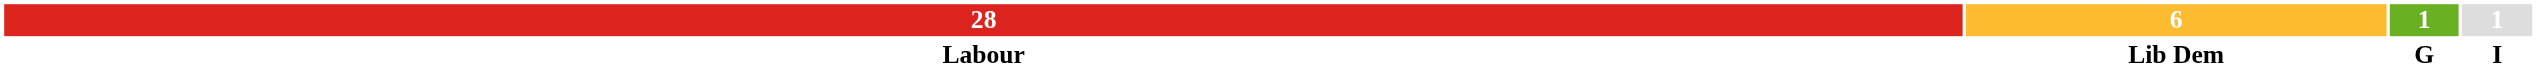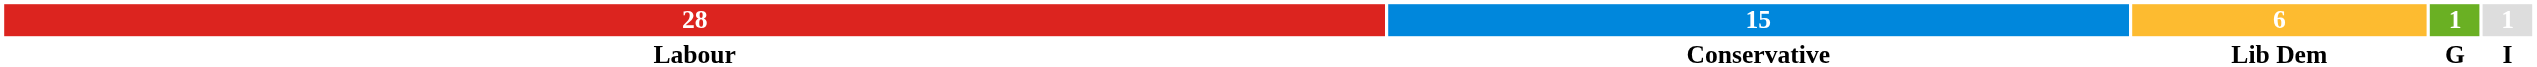+ column: (1758, 19)
